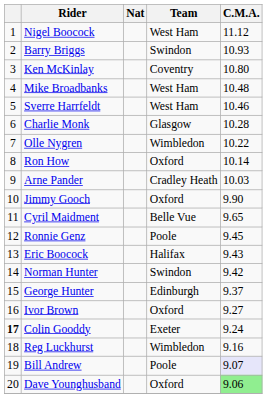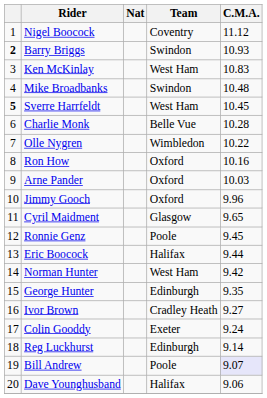(174, 32) West Ham -> (171, 32) Coventry
(13, 50) normal -> (13, 50) bold
(171, 69) Coventry -> (174, 69) West Ham
(236, 69) 10.80 -> (236, 69) 10.83
(174, 87) West Ham -> (171, 87) Swindon
(13, 106) normal -> (13, 106) bold
(236, 106) 10.46 -> (236, 106) 10.45
(171, 124) Glasgow -> (173, 124) Belle Vue
(236, 161) 10.14 -> (236, 161) 10.16
(184, 180) Cradley Heath -> (167, 180) Oxford
(233, 198) 9.90 -> (233, 198) 9.96
(173, 217) Belle Vue -> (171, 217) Glasgow
(233, 254) 9.43 -> (233, 254) 9.44
(171, 273) Swindon -> (174, 273) West Ham
(233, 291) 9.37 -> (233, 291) 9.35
(167, 310) Oxford -> (184, 310) Cradley Heath
(13, 328) bold -> (13, 328) normal
(177, 347) Wimbledon -> (174, 347) Edinburgh
(233, 347) 9.16 -> (233, 347) 9.14
(167, 384) Oxford -> (167, 384) Halifax
(233, 384) lightgreen background -> (233, 384) no background
